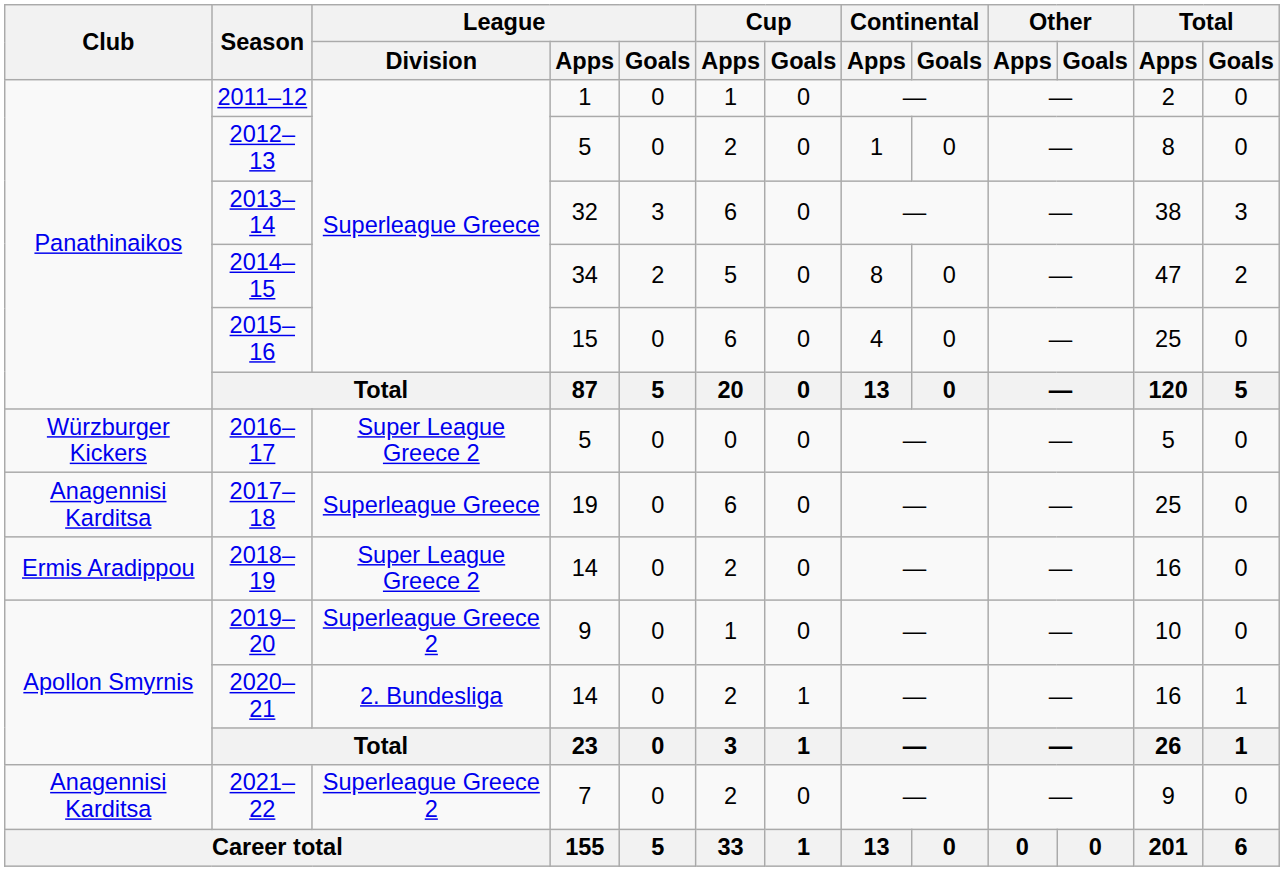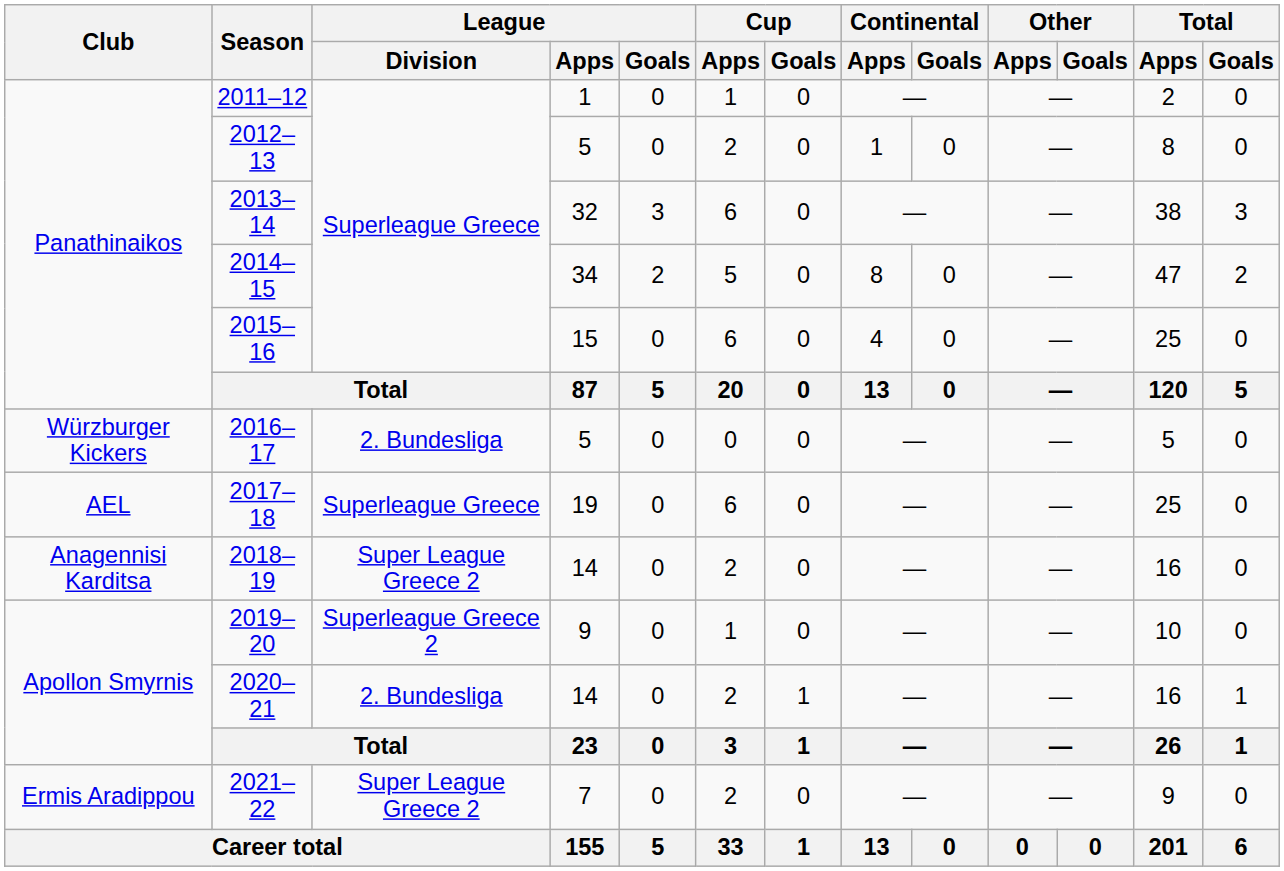(431, 440) Super League Greece 2 -> (431, 440) 2. Bundesliga
(108, 504) Anagennisi Karditsa -> (108, 504) AEL
(108, 568) Ermis Aradippou -> (108, 568) Anagennisi Karditsa
(108, 796) Anagennisi Karditsa -> (108, 796) Ermis Aradippou
(431, 796) Superleague Greece 2 -> (431, 796) Super League Greece 2
